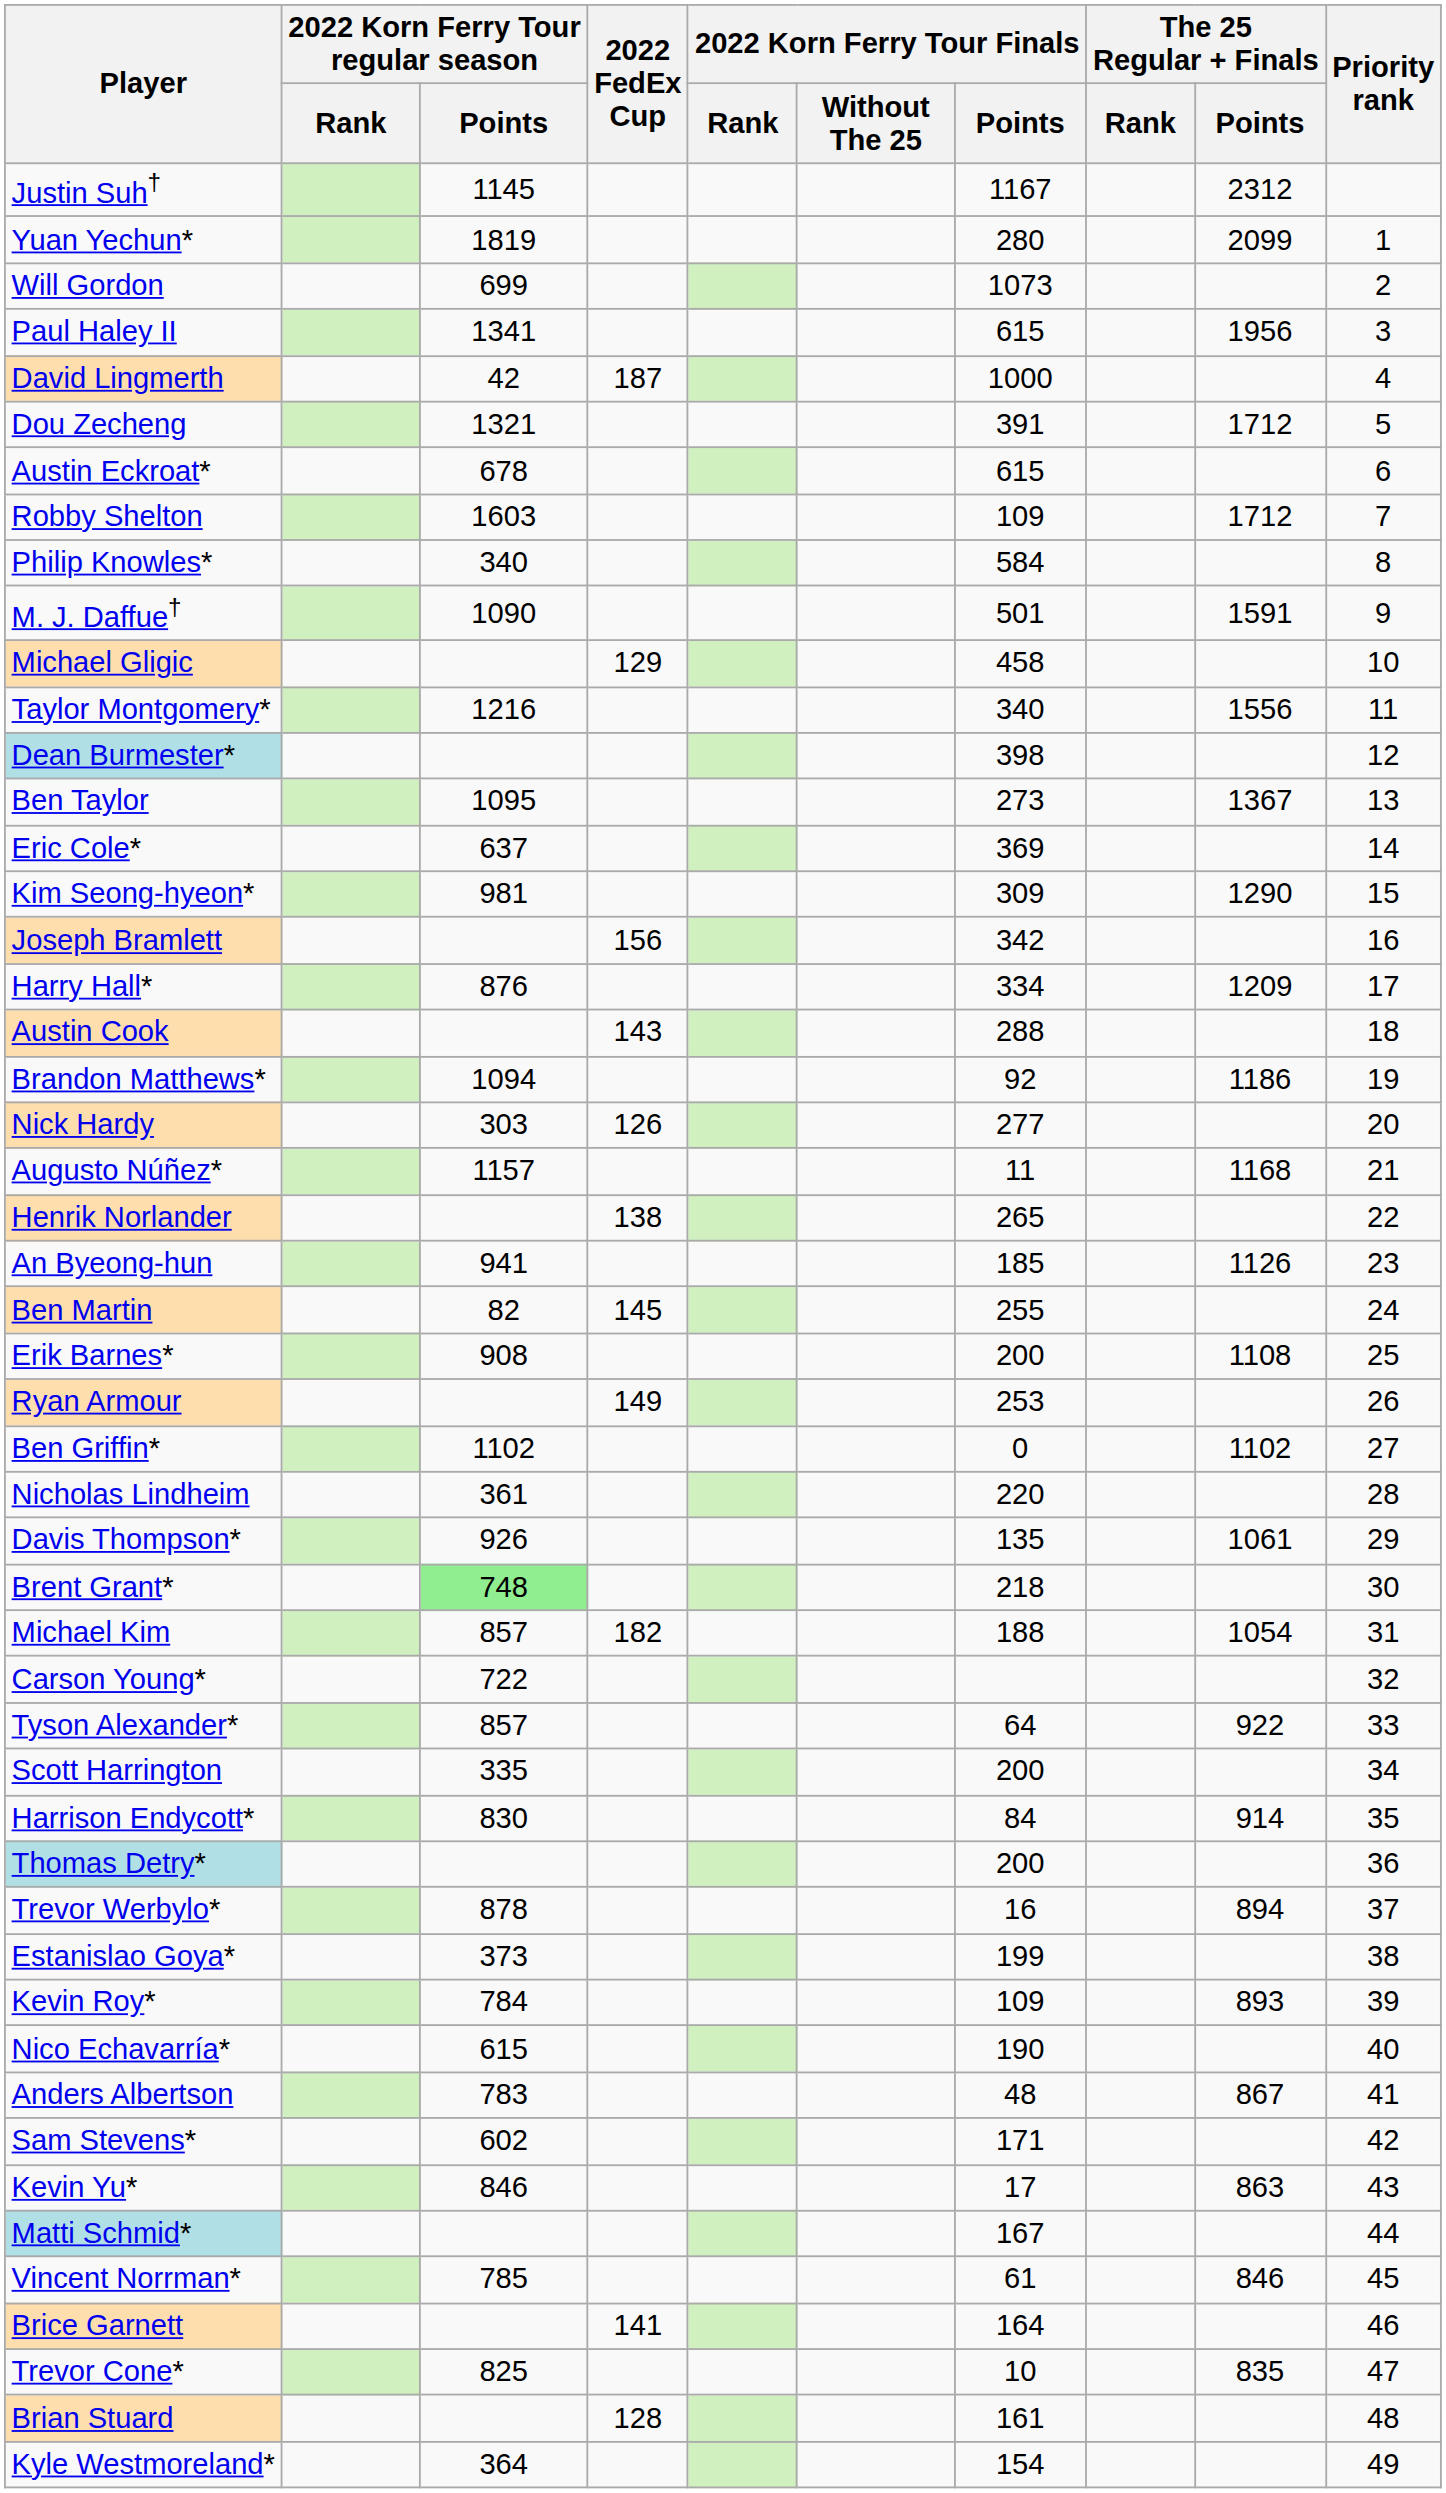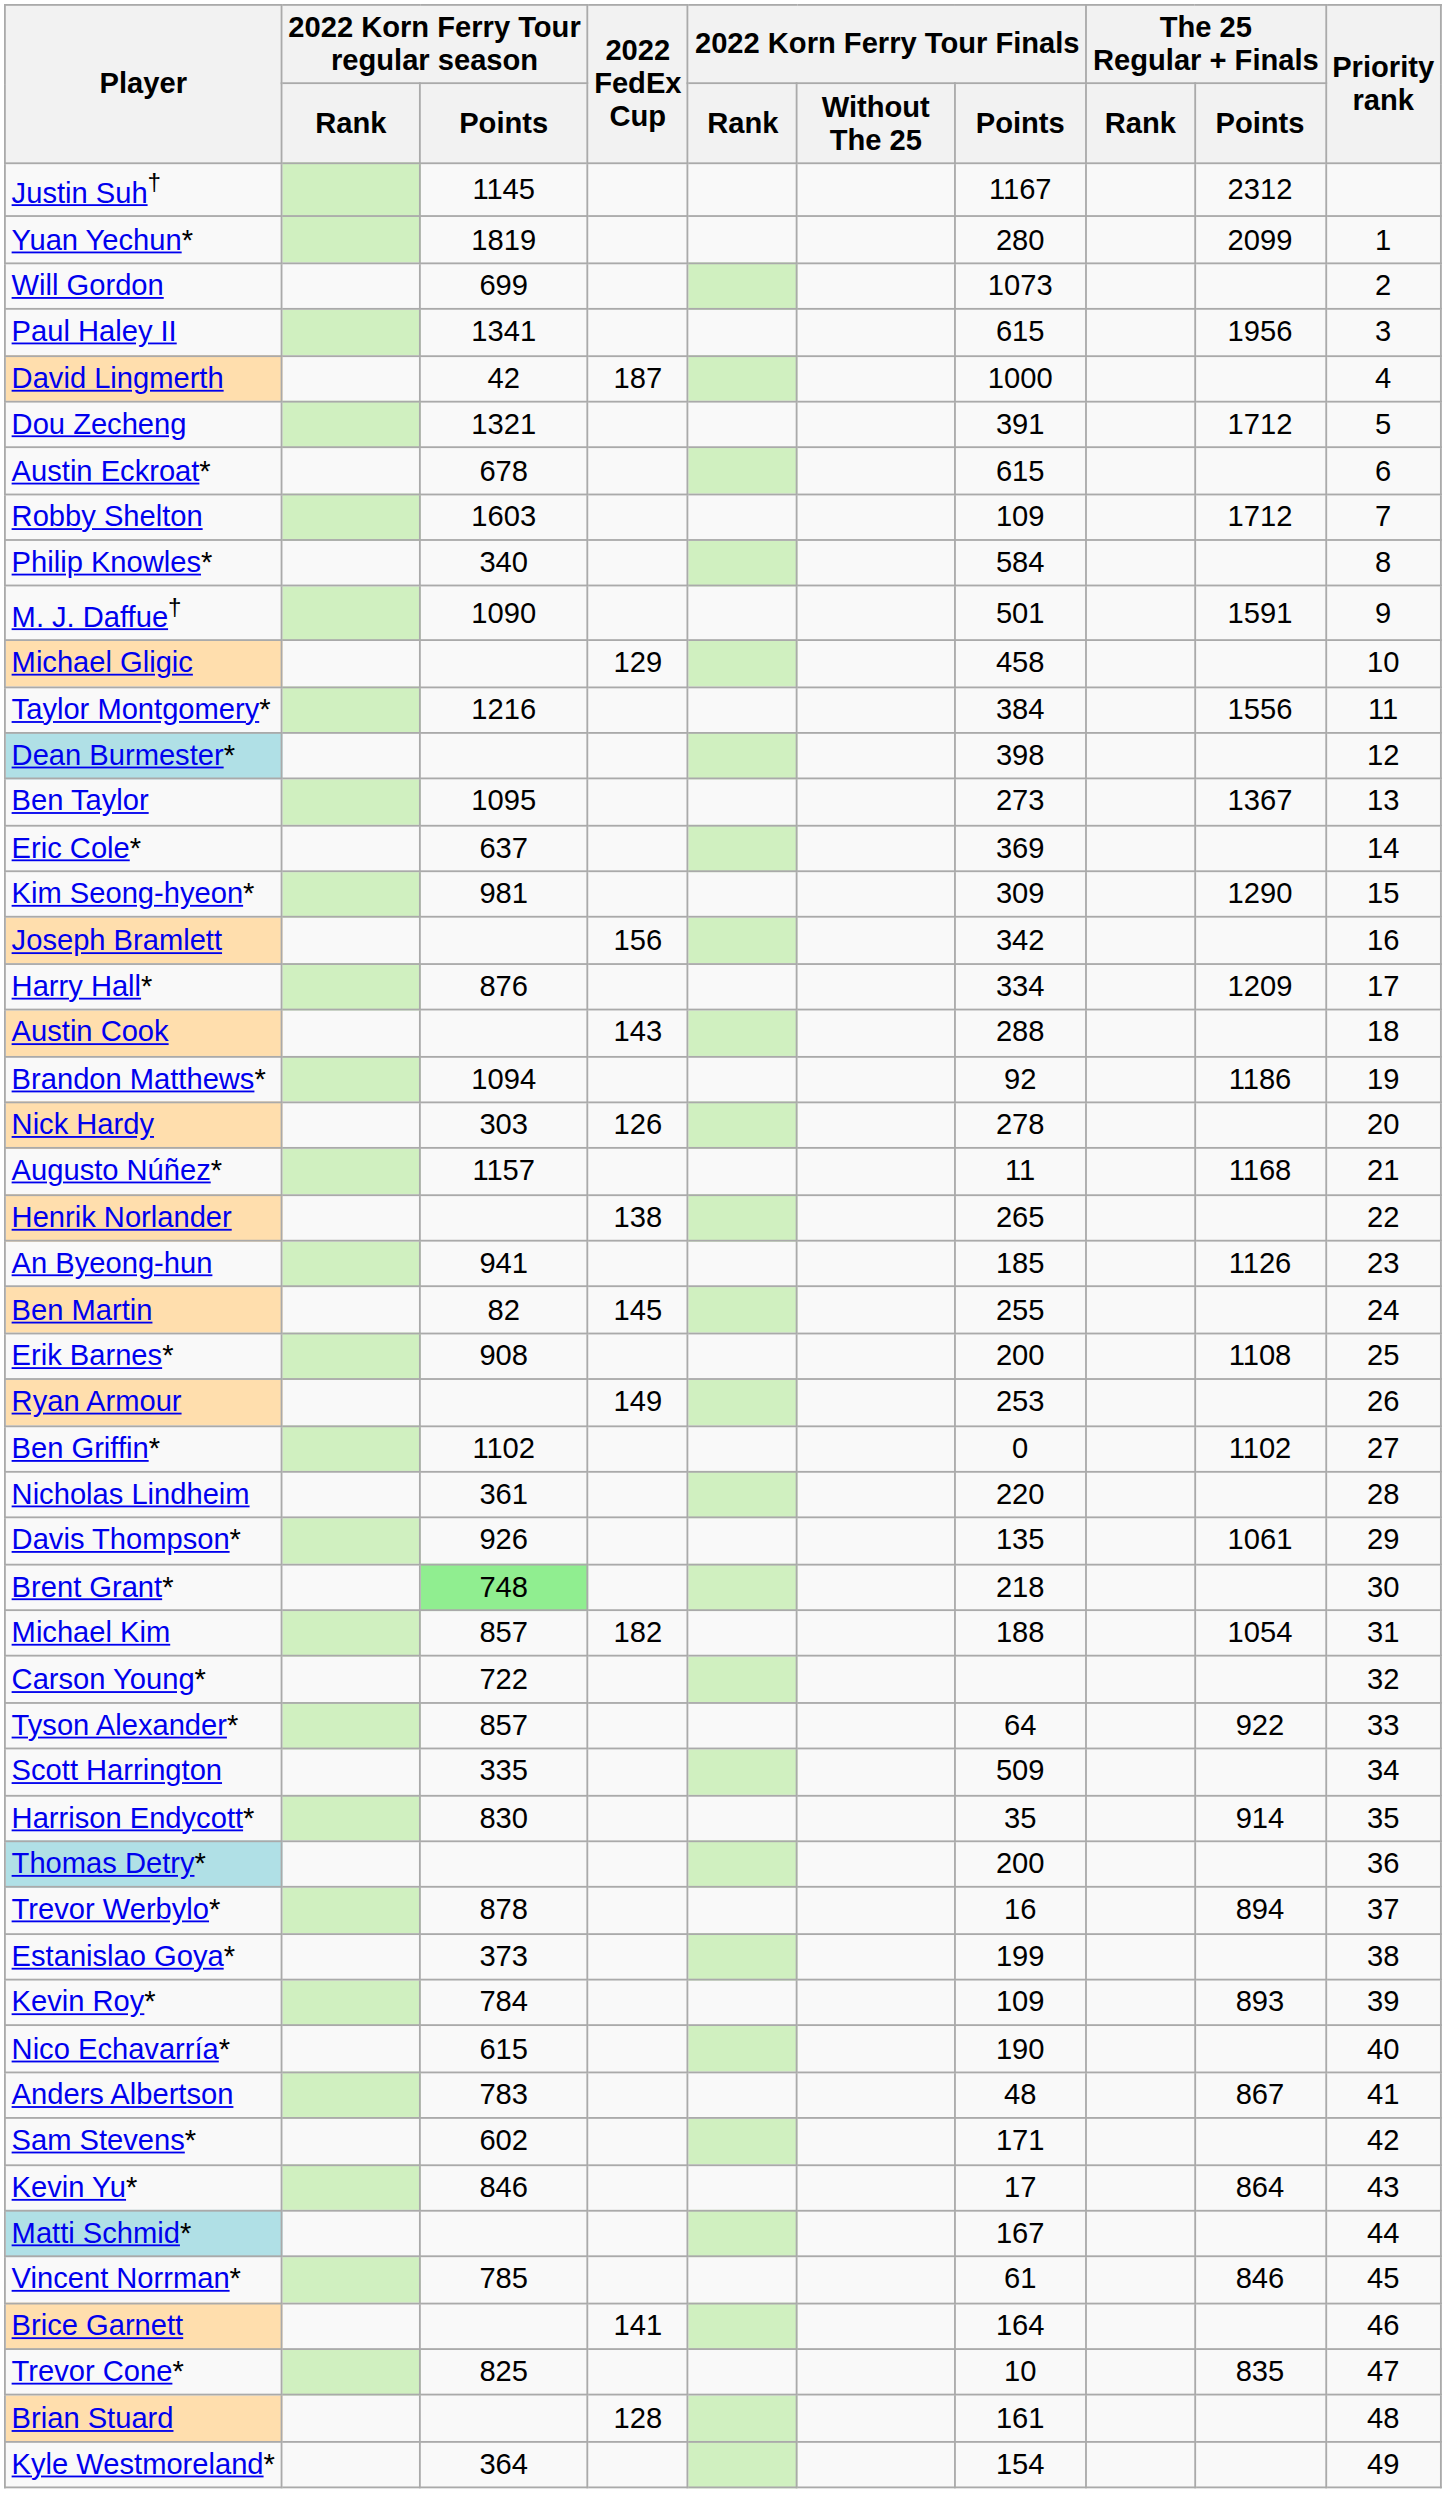(1020, 709) 340 -> (1020, 709) 384
(1020, 1124) 277 -> (1020, 1124) 278
(1020, 1771) 200 -> (1020, 1771) 509
(1020, 1817) 84 -> (1020, 1817) 35
(1260, 2187) 863 -> (1260, 2187) 864
